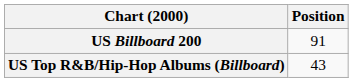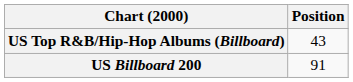rows swapped: (146, 41) <-> (146, 65)
